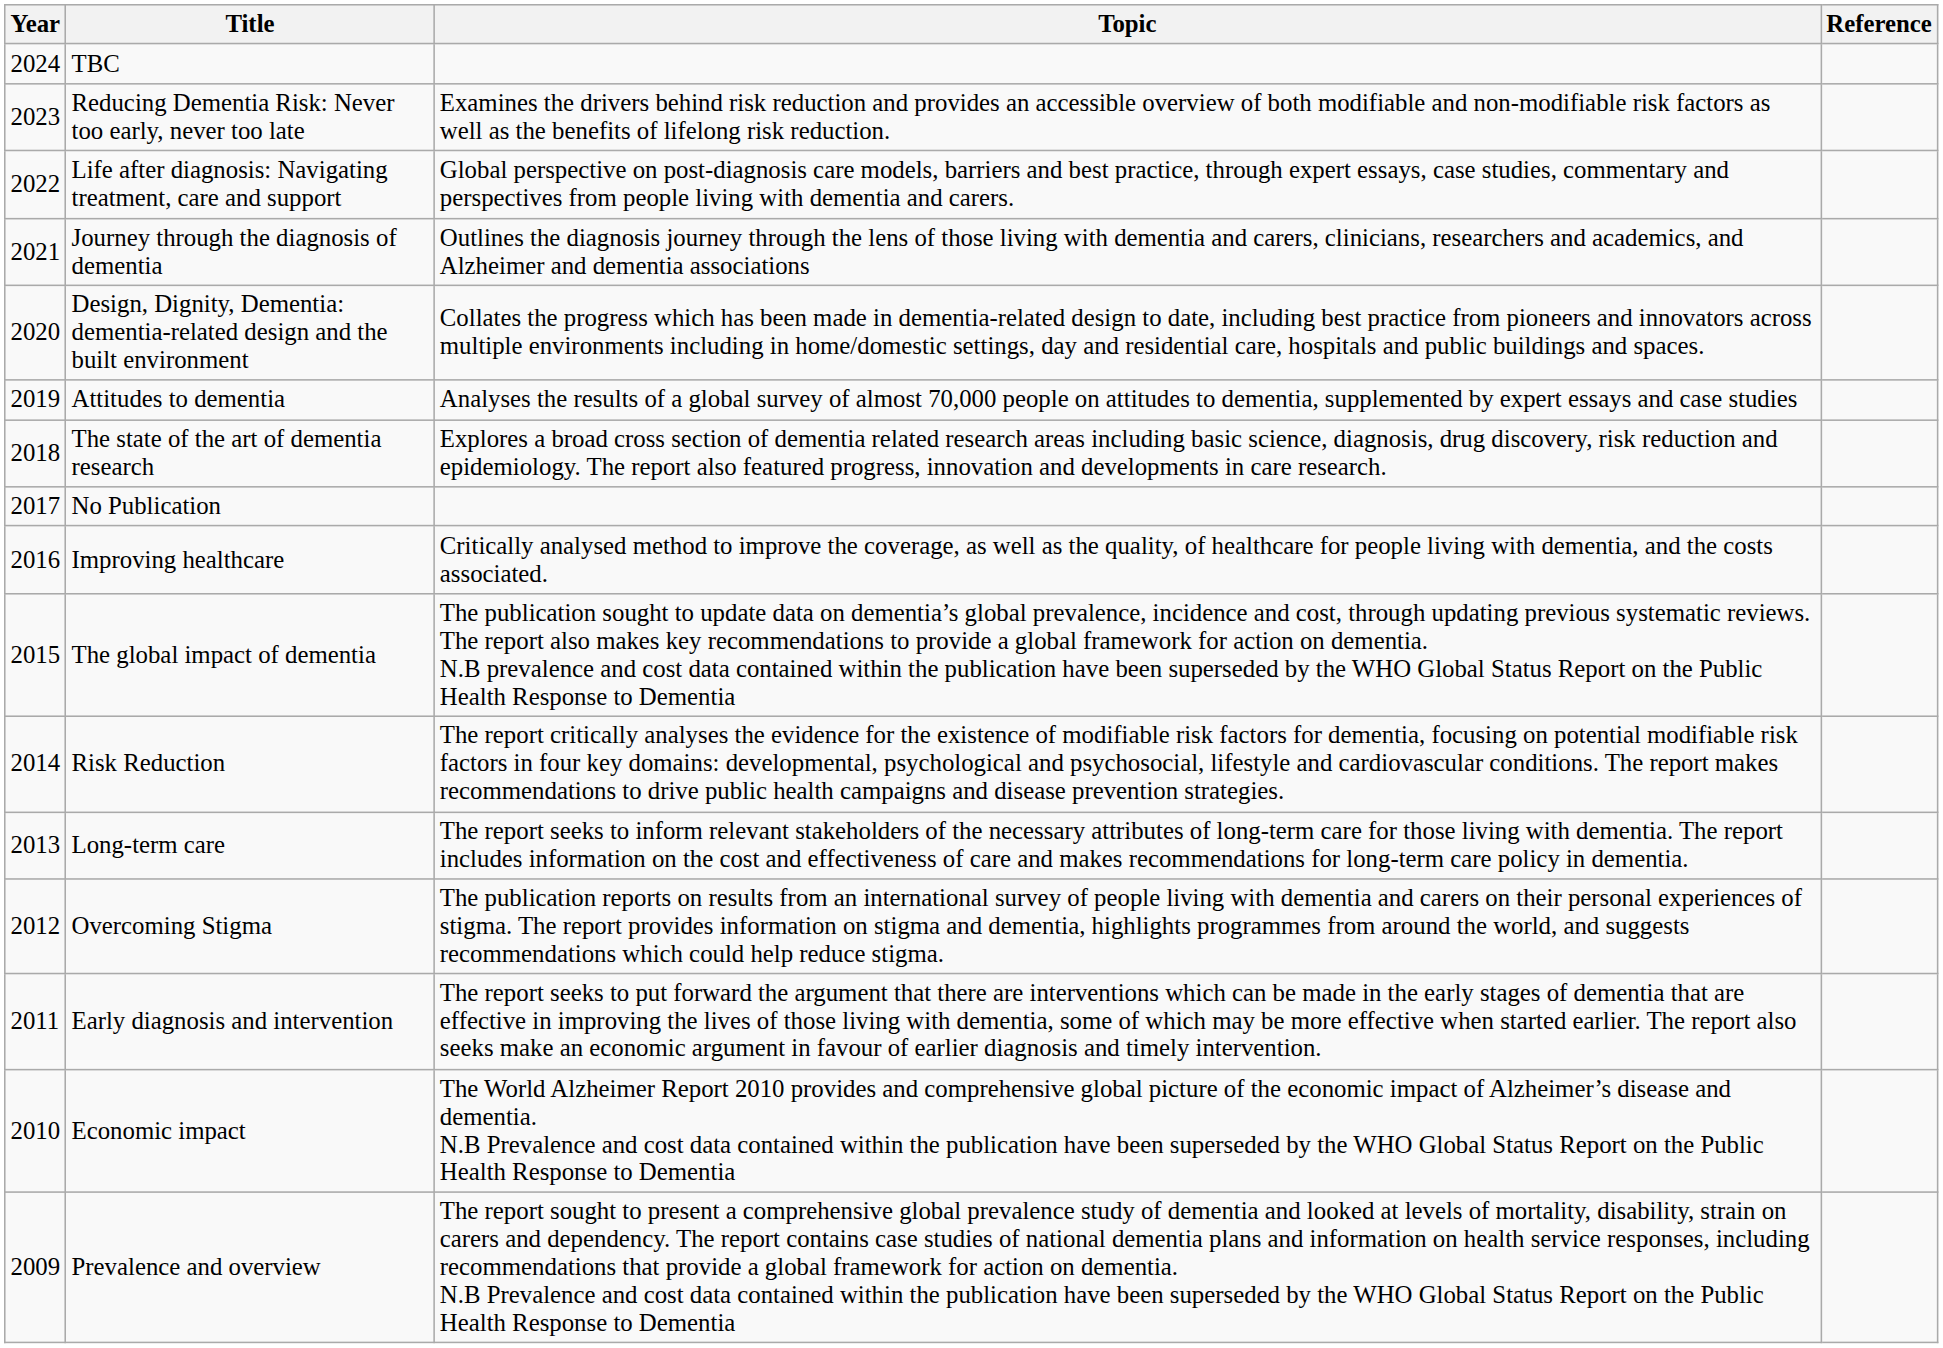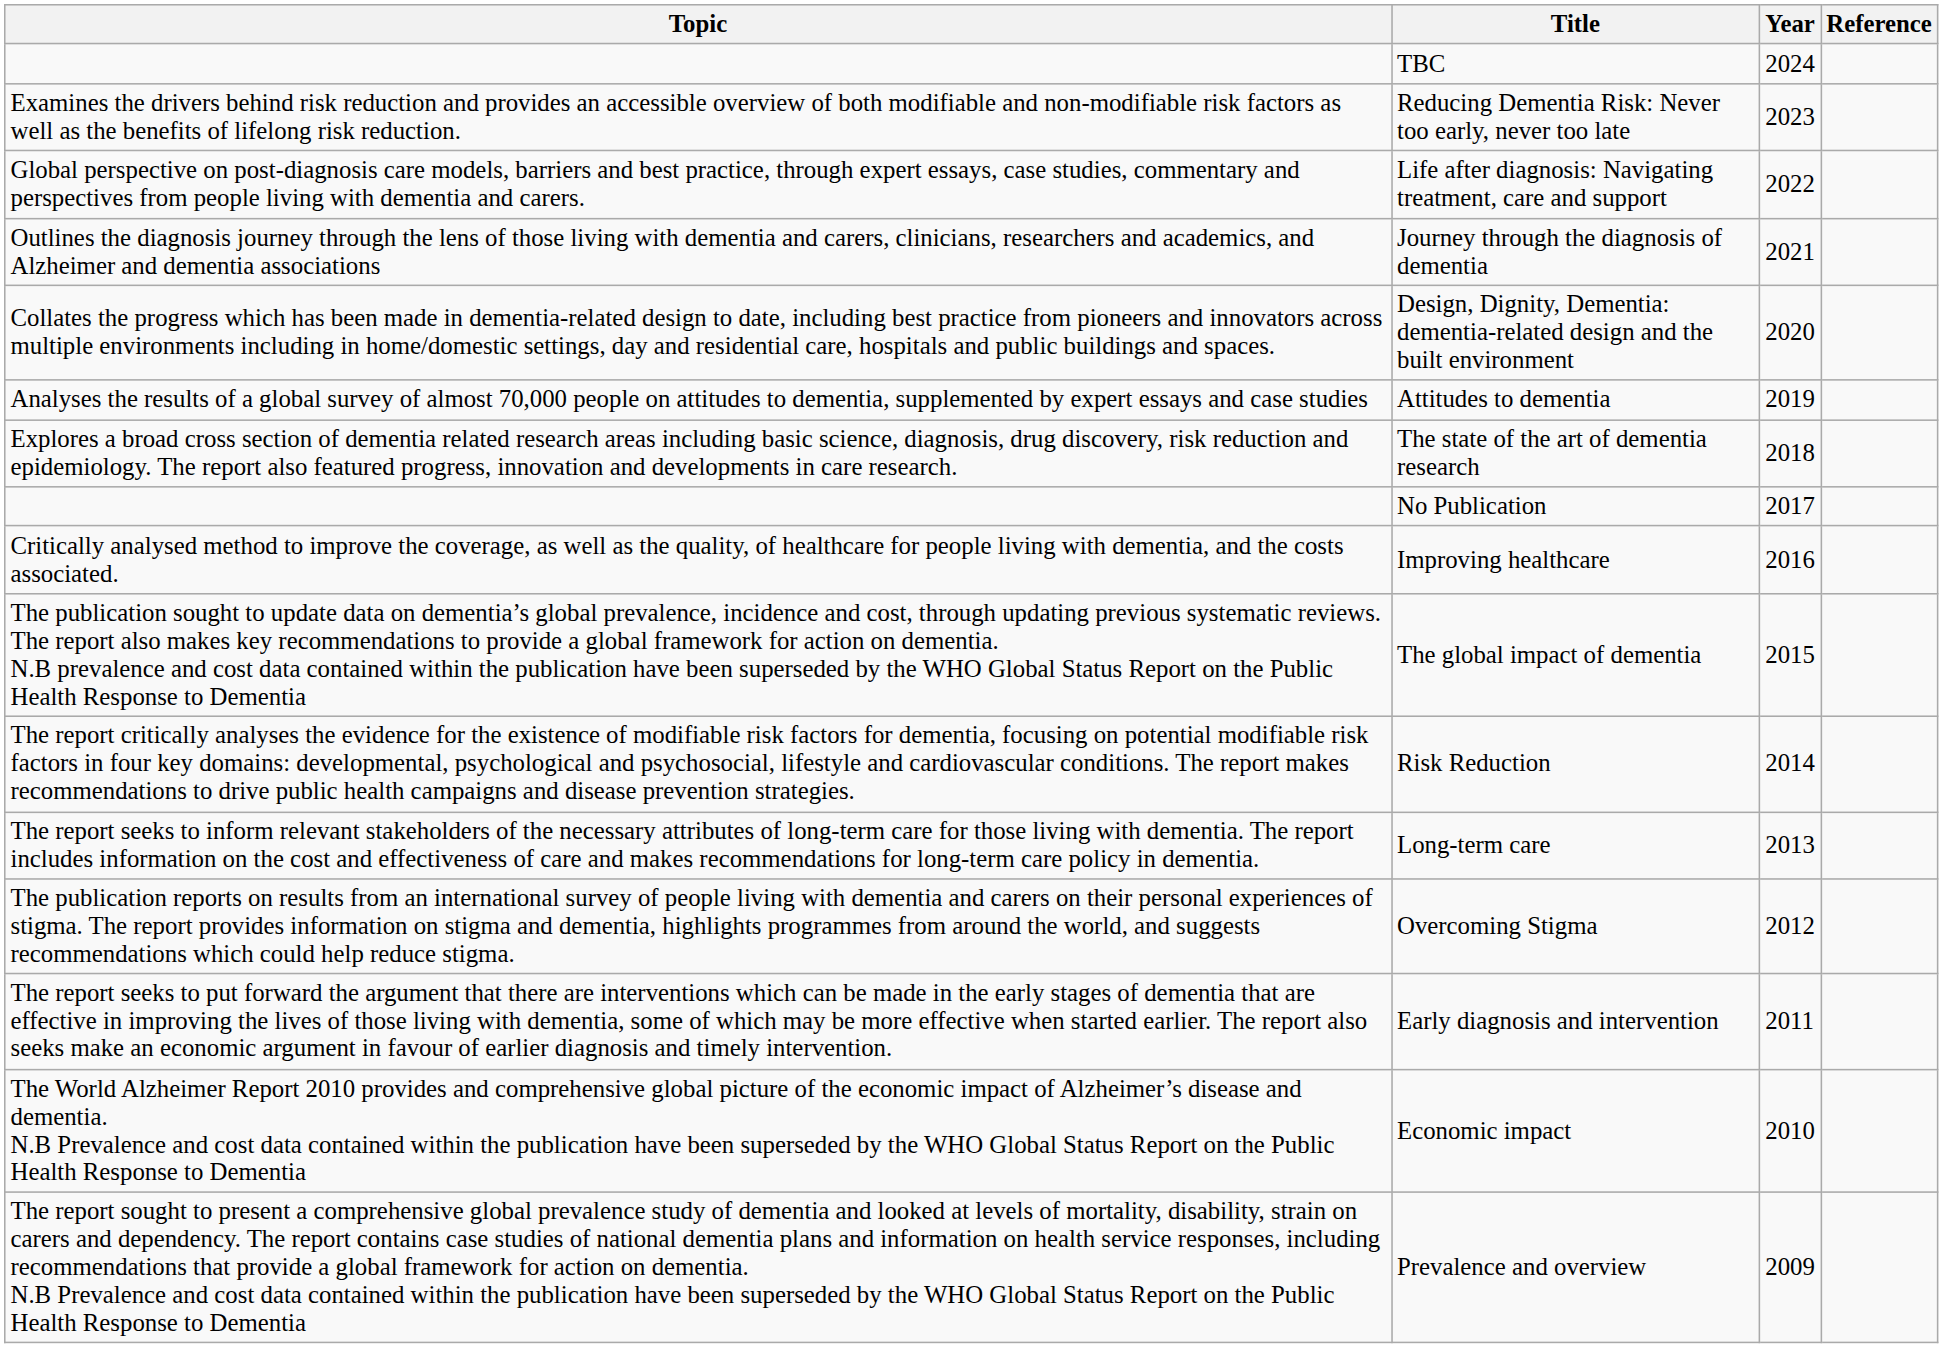columns swapped: (35, 24) <-> (1127, 24)
